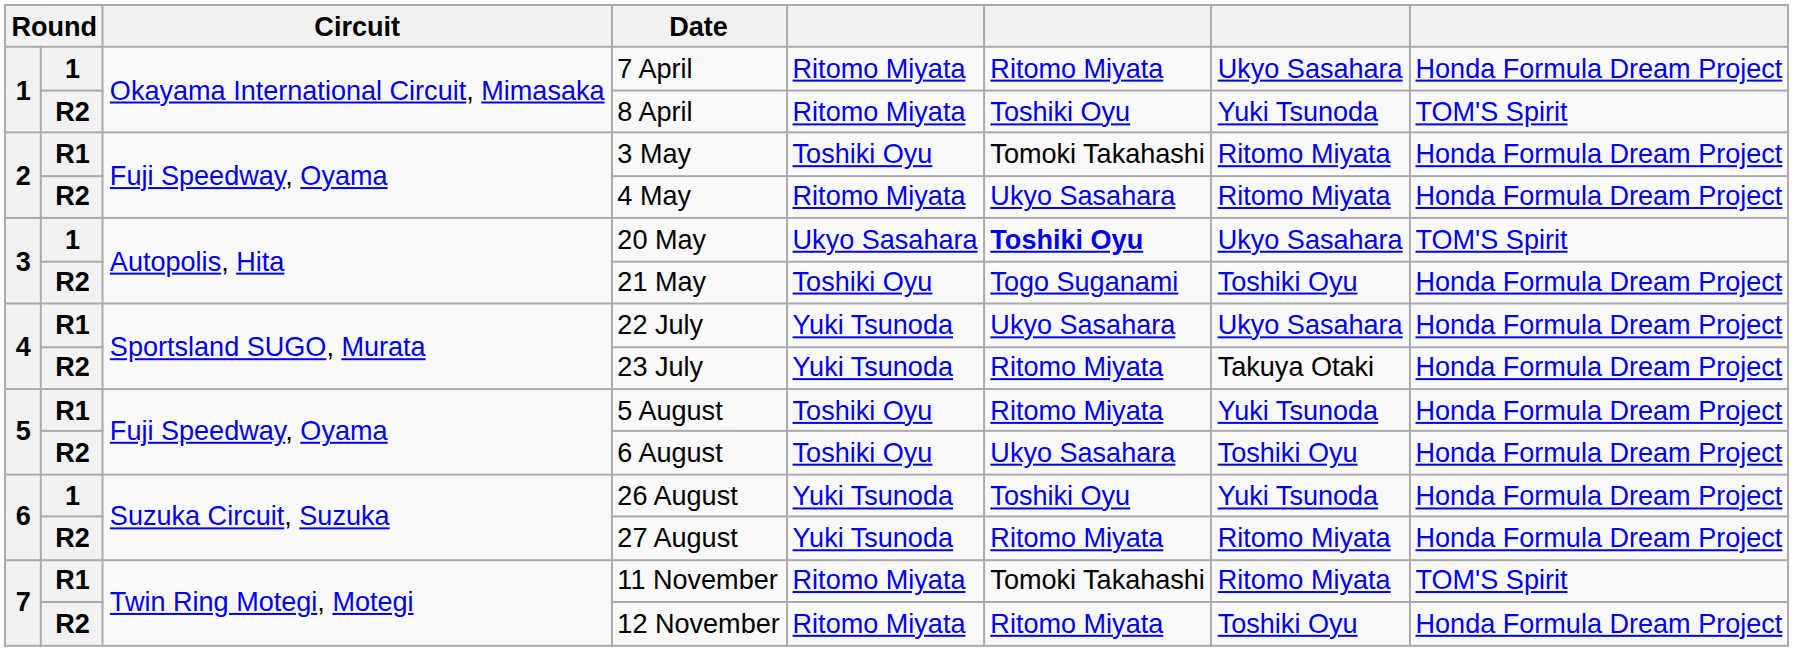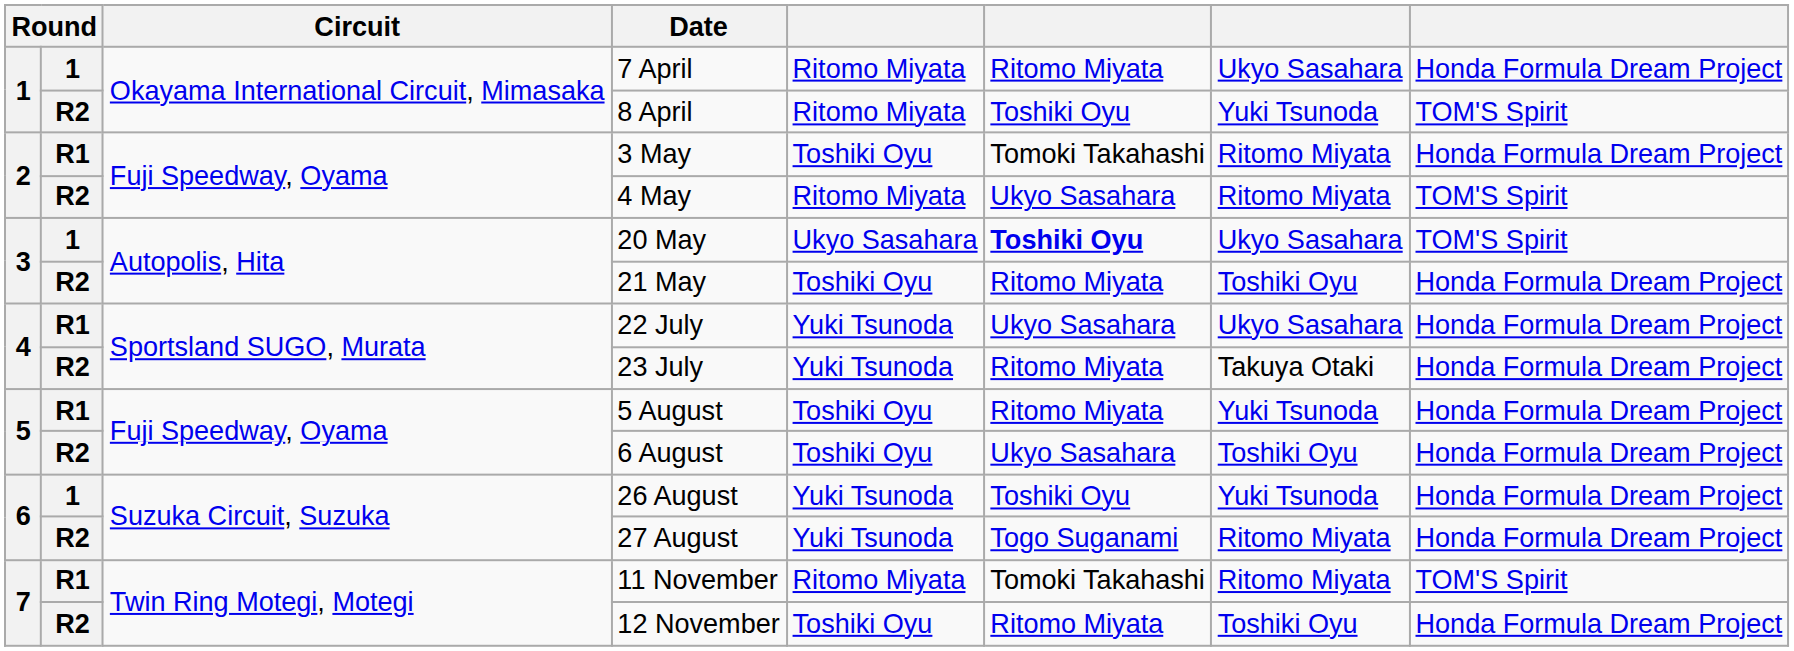(1599, 197) Honda Formula Dream Project -> (1491, 197) TOM'S Spirit
(1084, 282) Togo Suganami -> (1077, 282) Ritomo Miyata
(1077, 538) Ritomo Miyata -> (1084, 538) Togo Suganami
(879, 623) Ritomo Miyata -> (862, 623) Toshiki Oyu
